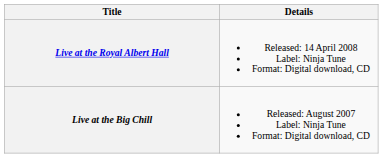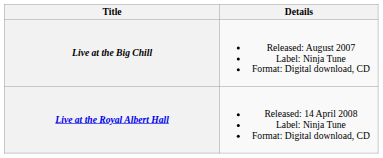rows swapped: (112, 119) <-> (112, 53)
